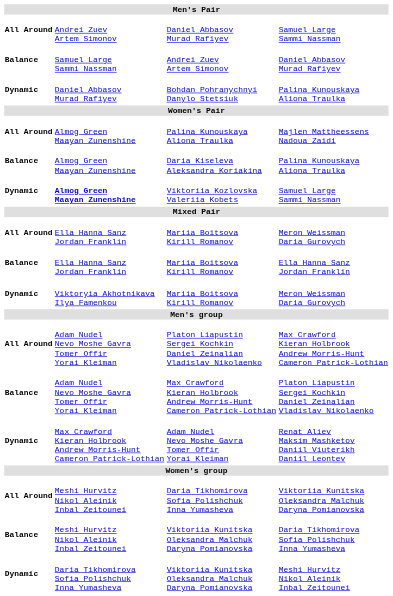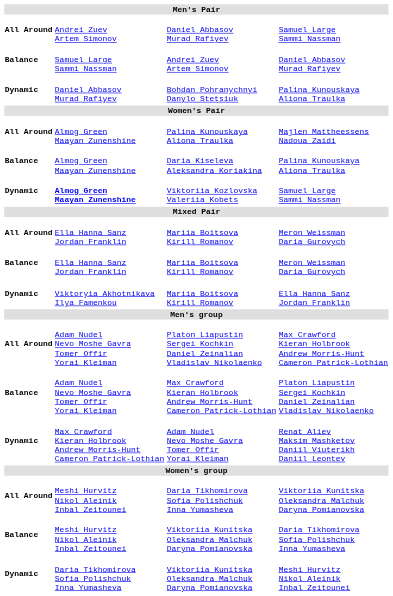(314, 267) Ella Hanna Sanz Jordan Franklin -> (312, 267) Meron Weissman Daria Gurovych
(312, 298) Meron Weissman Daria Gurovych -> (314, 298) Ella Hanna Sanz Jordan Franklin
